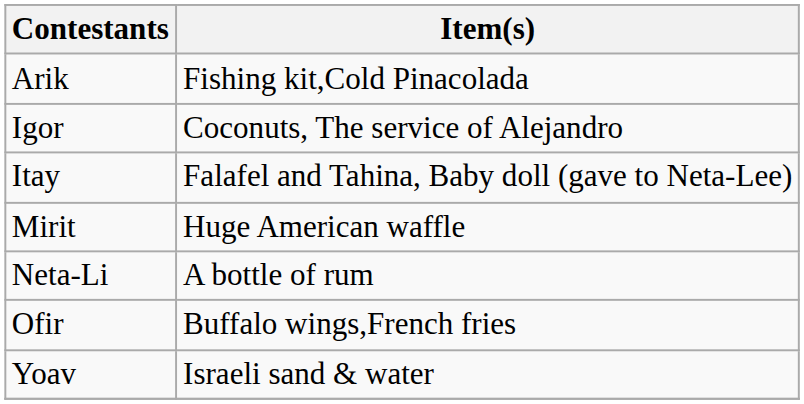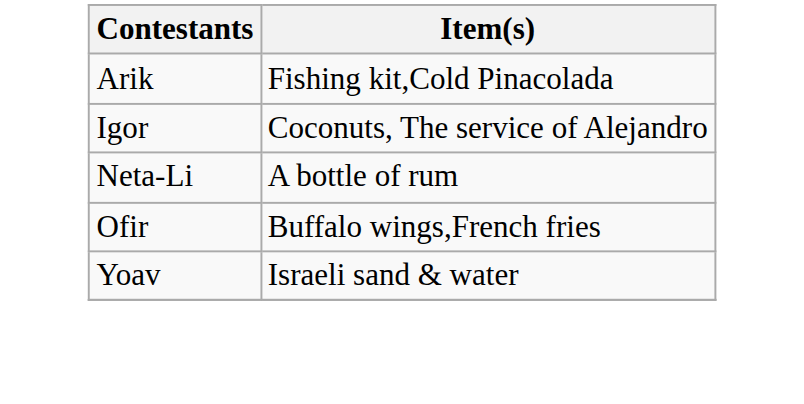- row: (36, 176)
- row: (44, 226)
